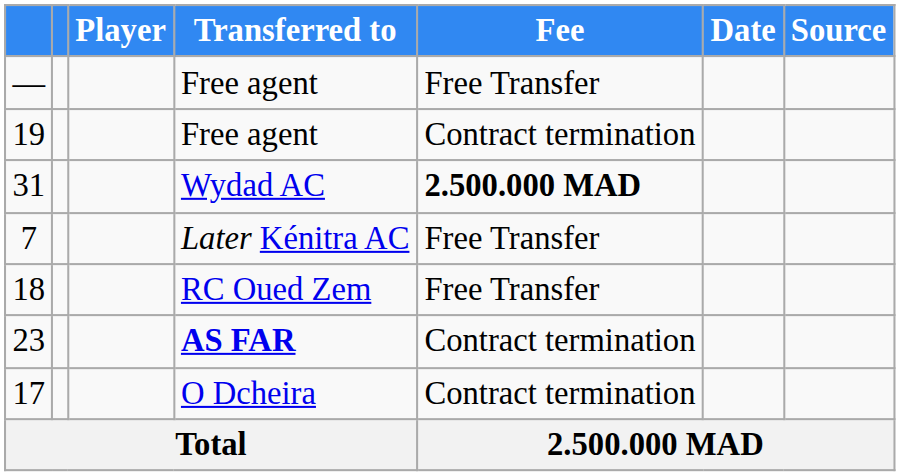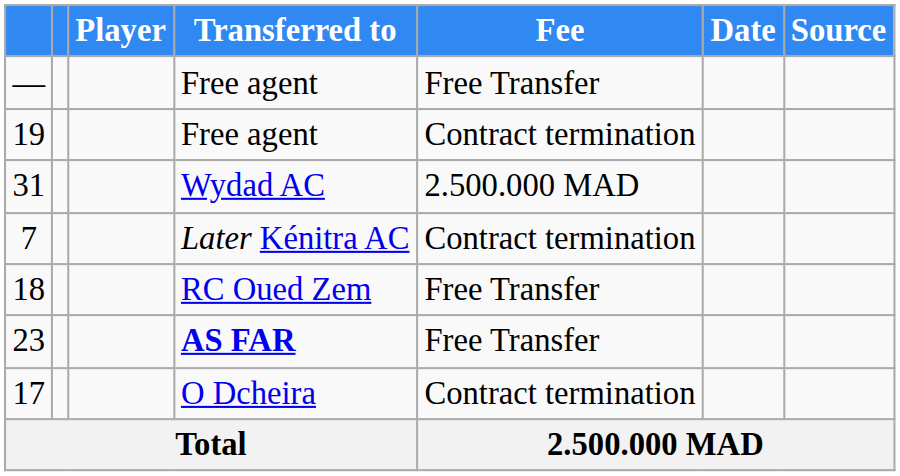(533, 185) bold -> (532, 185) normal
(512, 237) Free Transfer -> (560, 237) Contract termination
(560, 340) Contract termination -> (512, 340) Free Transfer
